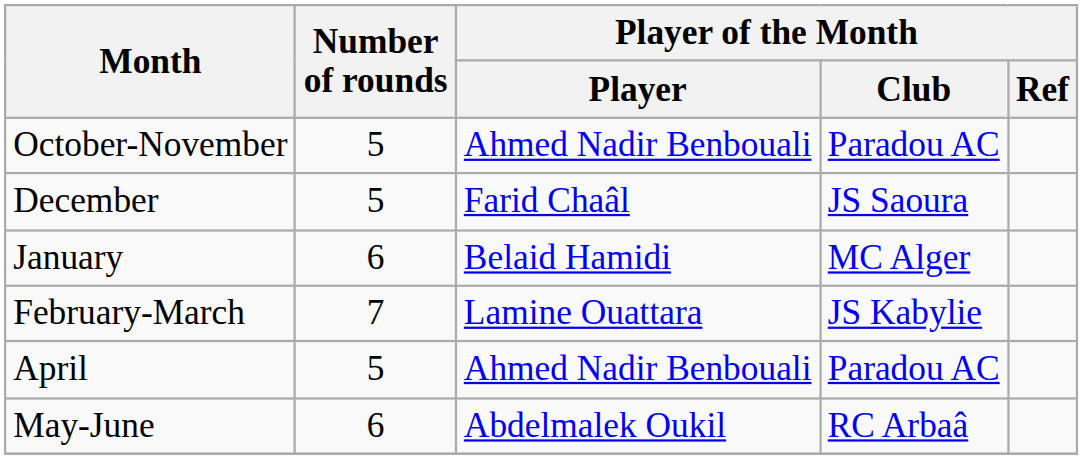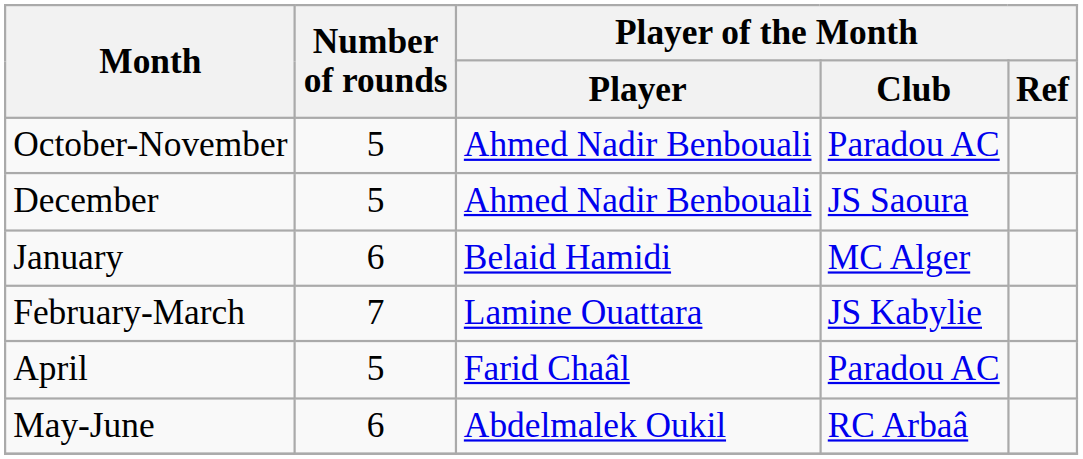(547, 200) Farid Chaâl -> (638, 200) Ahmed Nadir Benbouali
(638, 369) Ahmed Nadir Benbouali -> (547, 369) Farid Chaâl
